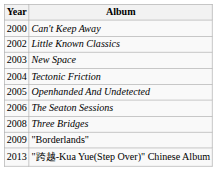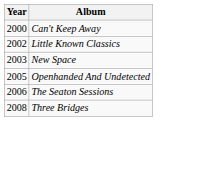- row: (66, 76)
- row: (60, 140)
- row: (121, 156)
